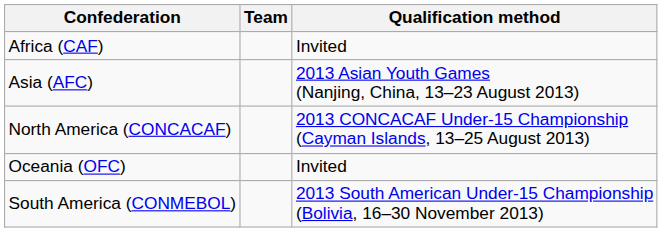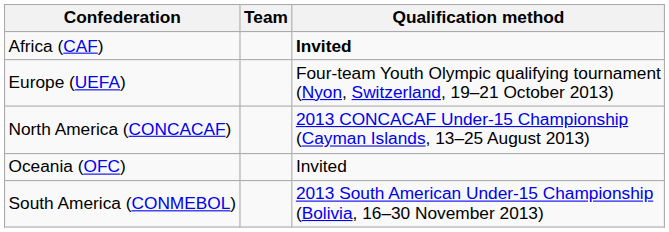(321, 45) normal -> (324, 45) bold
- row: (51, 82)
+ row: (67, 82)
